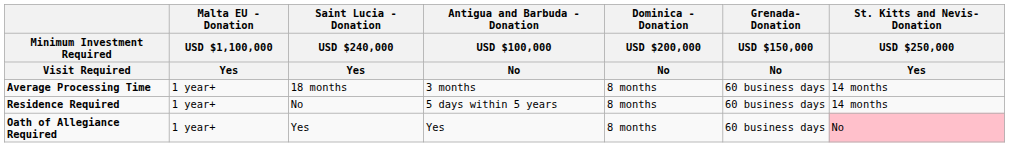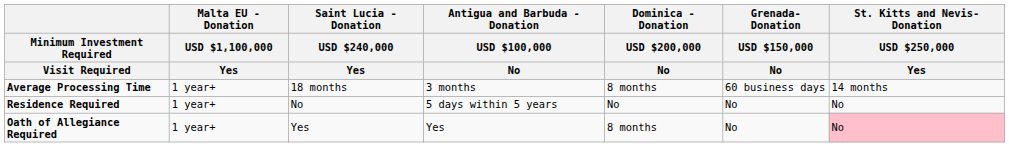(632, 105) 8 months -> (613, 105) No
(775, 105) 60 business days -> (731, 105) No
(860, 105) 14 months -> (838, 105) No
(775, 128) 60 business days -> (731, 128) No
